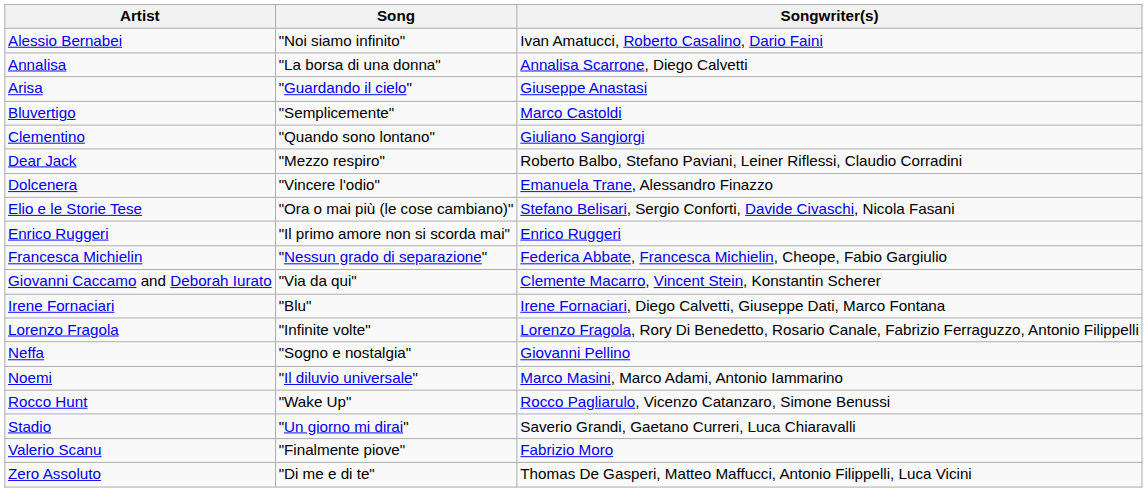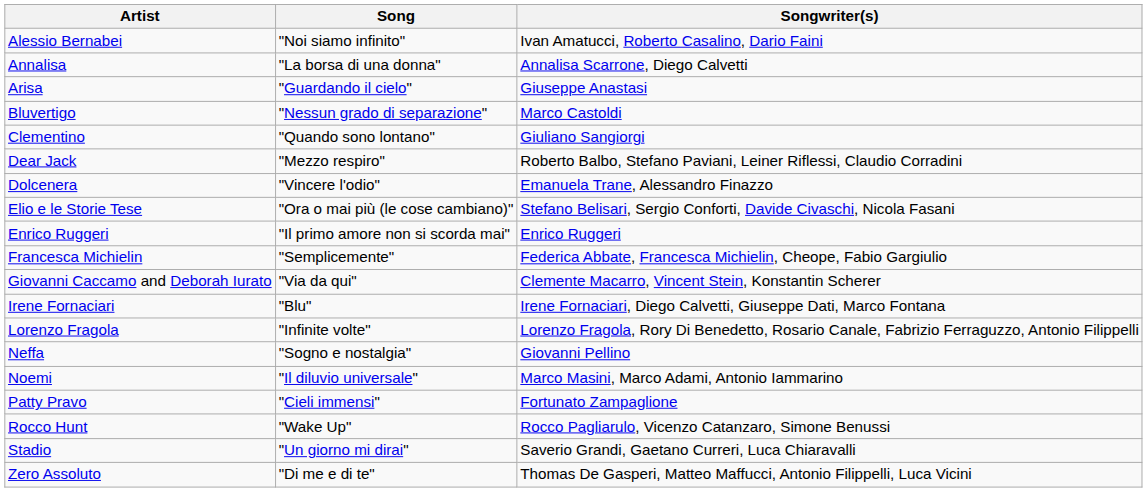(336, 112) "Semplicemente" -> (383, 112) "Nessun grado di separazione"
(383, 257) "Nessun grado di separazione" -> (336, 257) "Semplicemente"
+ row: (47, 402)
- row: (55, 450)
